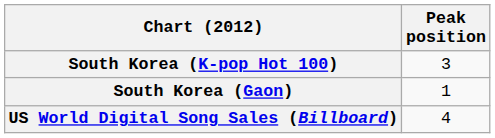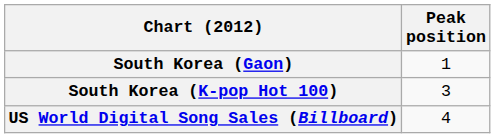rows swapped: (203, 92) <-> (203, 65)
